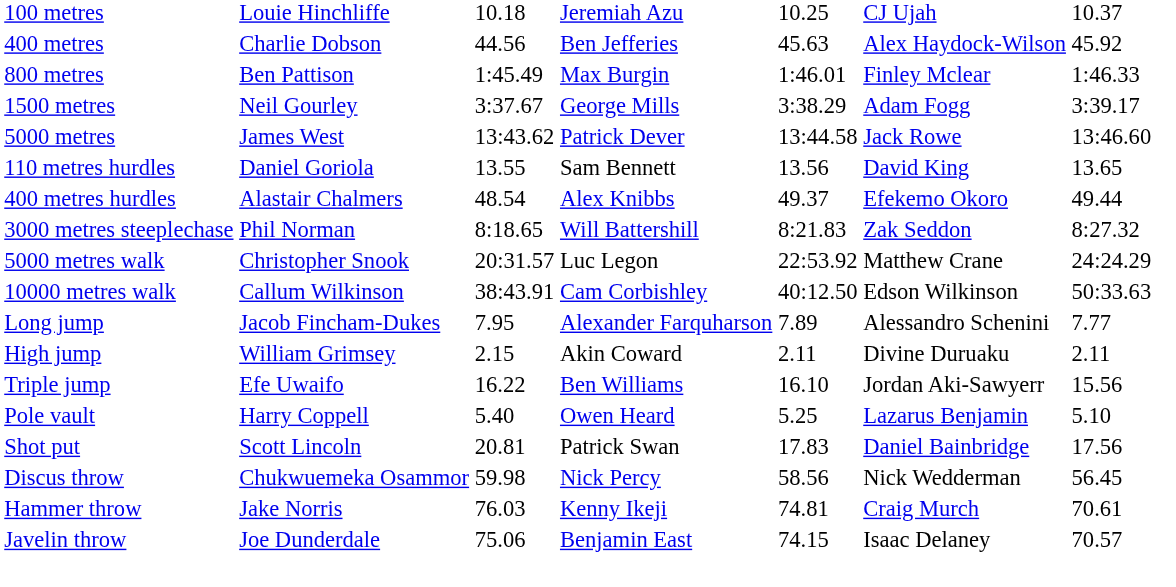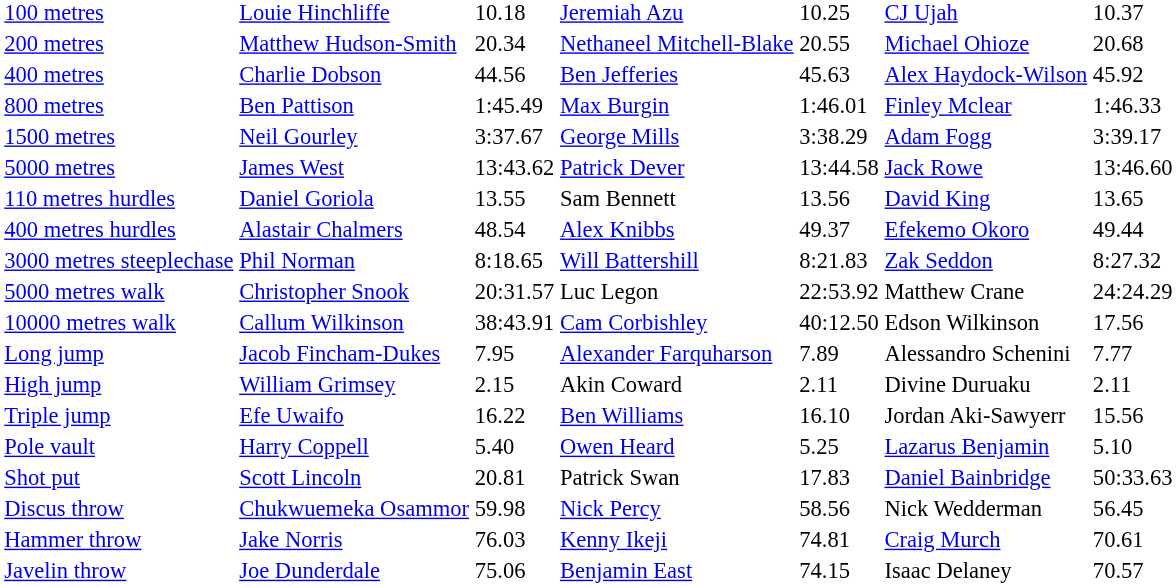+ row: (54, 43)
(1111, 291) 50:33.63 -> (1118, 322) 17.56
(1097, 446) 17.56 -> (1133, 478) 50:33.63
